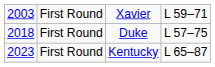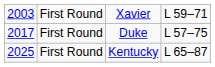(21, 33) 2018 -> (21, 33) 2017
(21, 52) 2023 -> (21, 52) 2025
